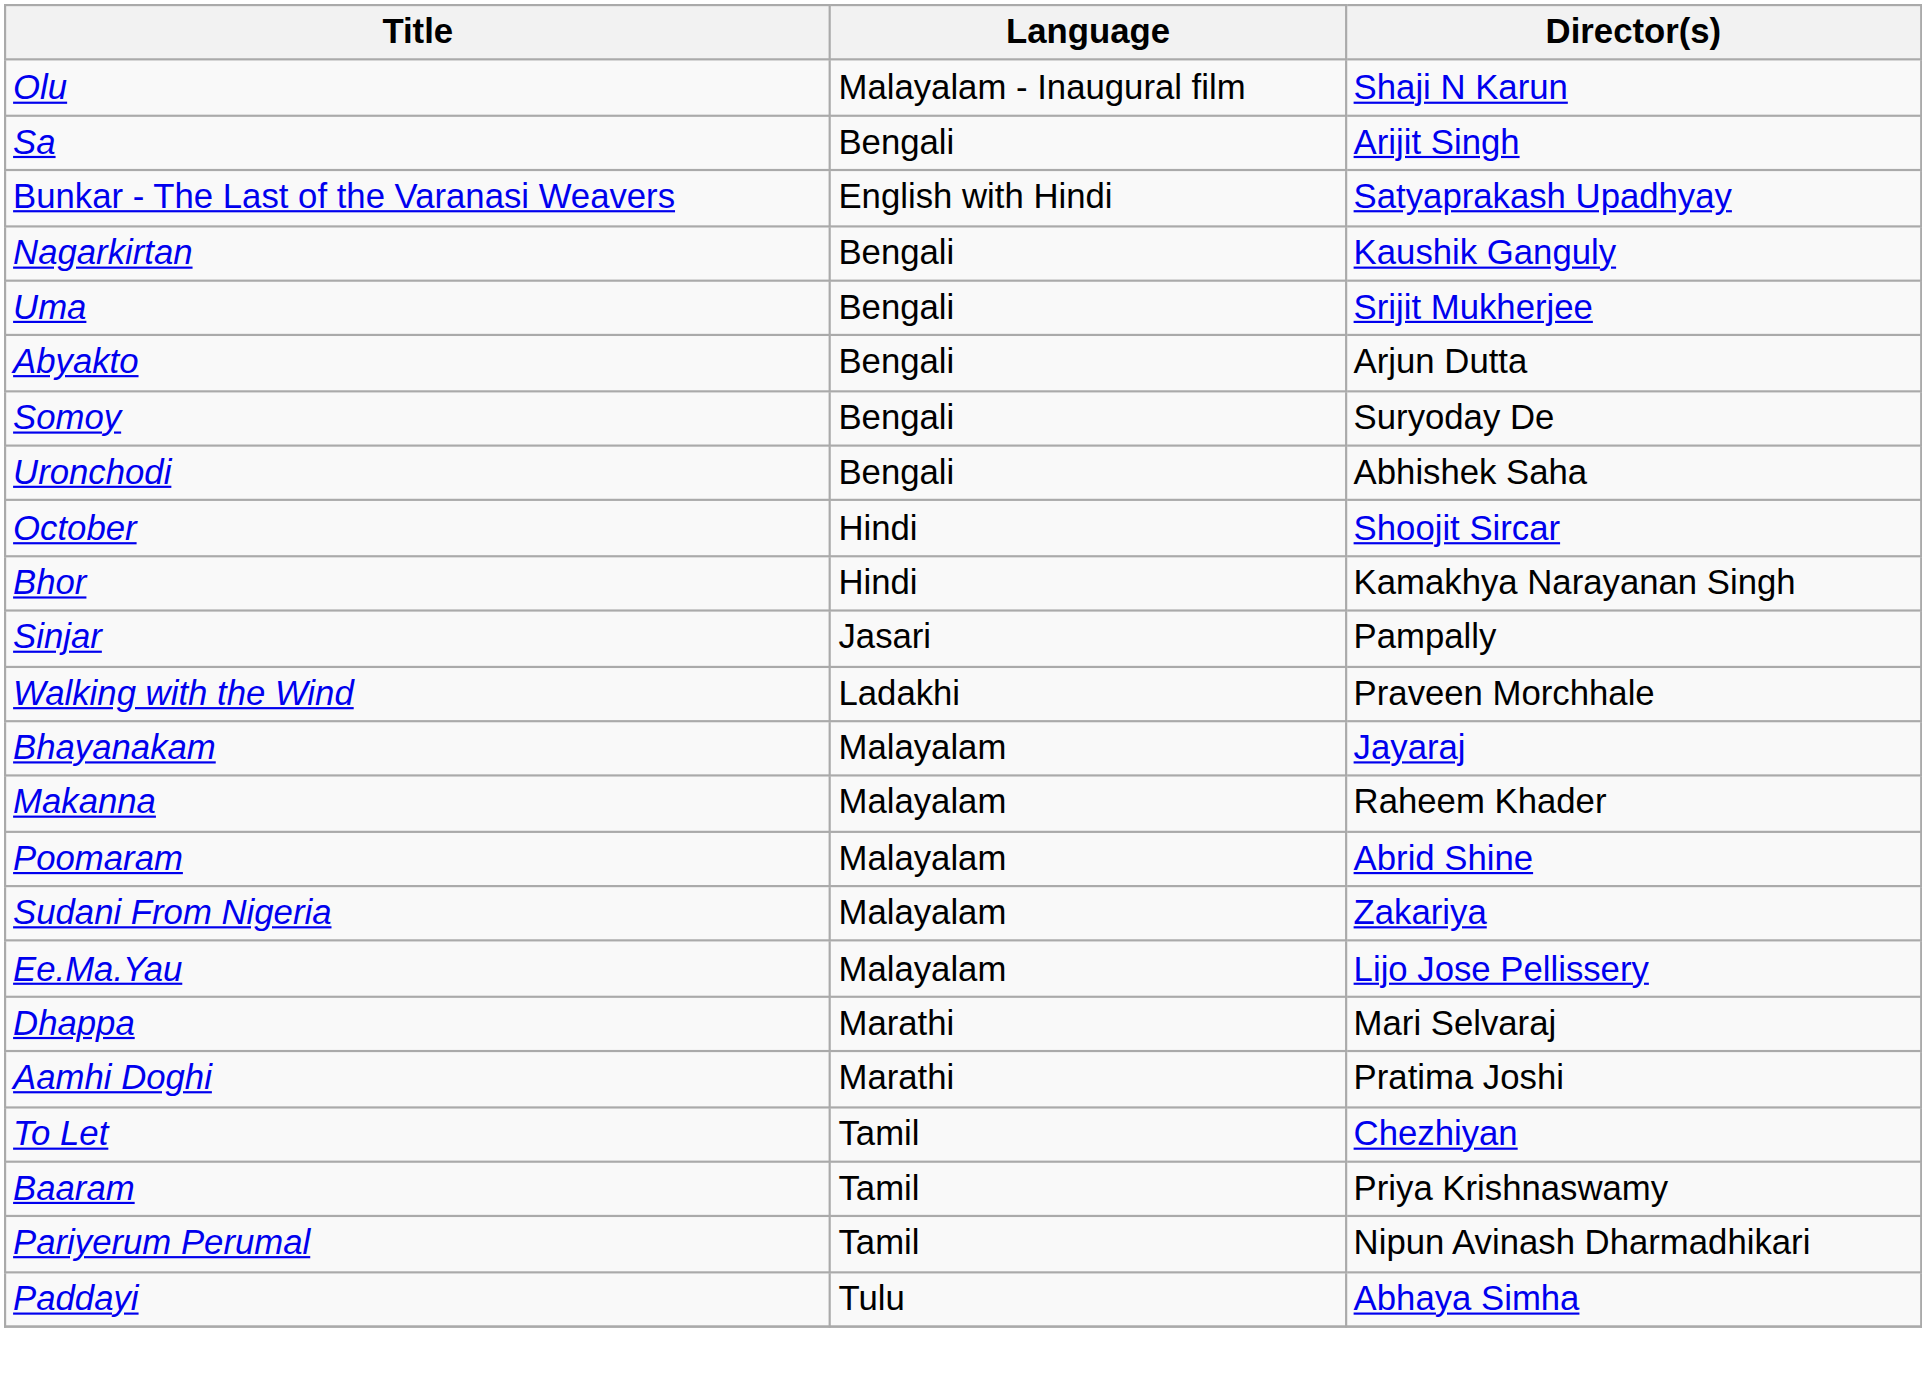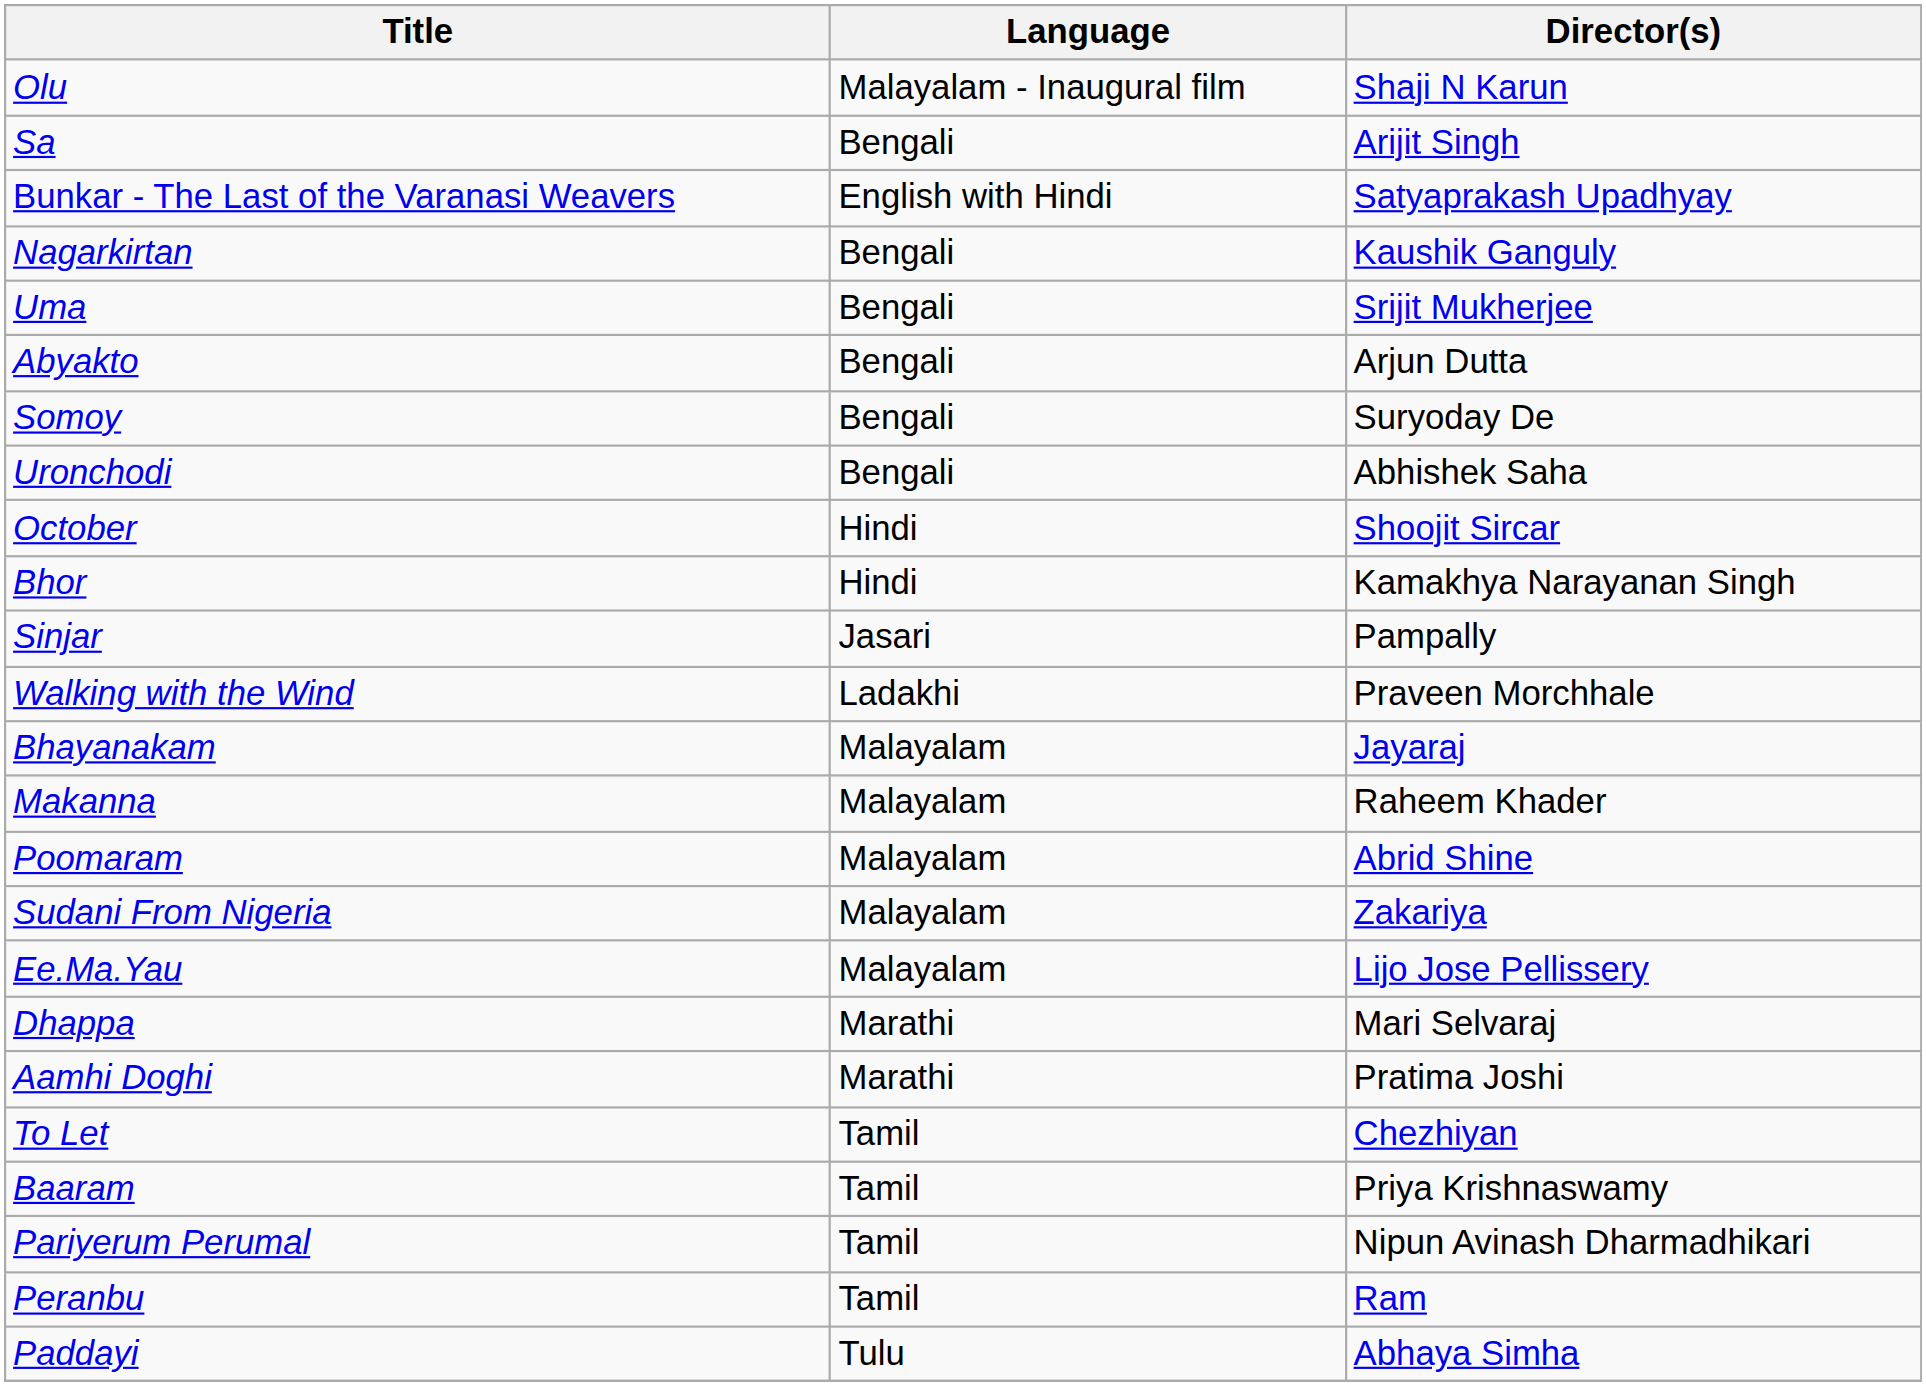+ row: (79, 1298)
